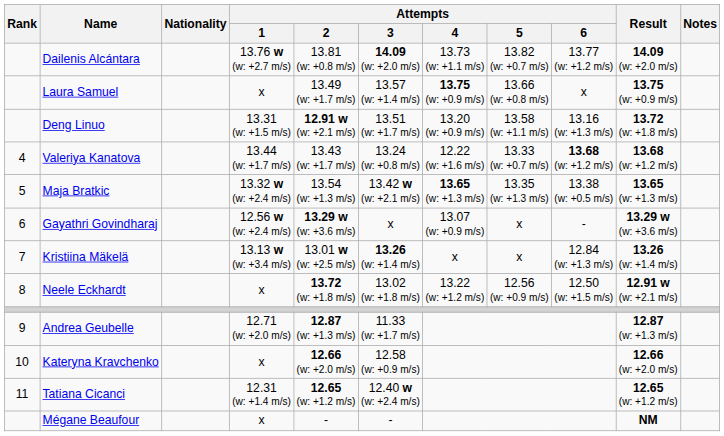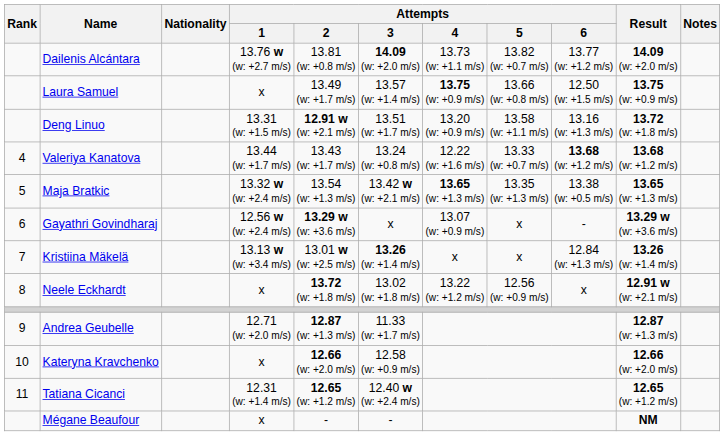(584, 92) x -> (584, 92) 12.50 (w: +1.5 m/s)
(584, 290) 12.50 (w: +1.5 m/s) -> (584, 290) x
